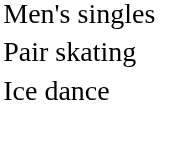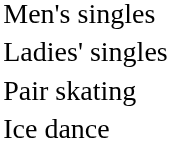+ row: (85, 52)
